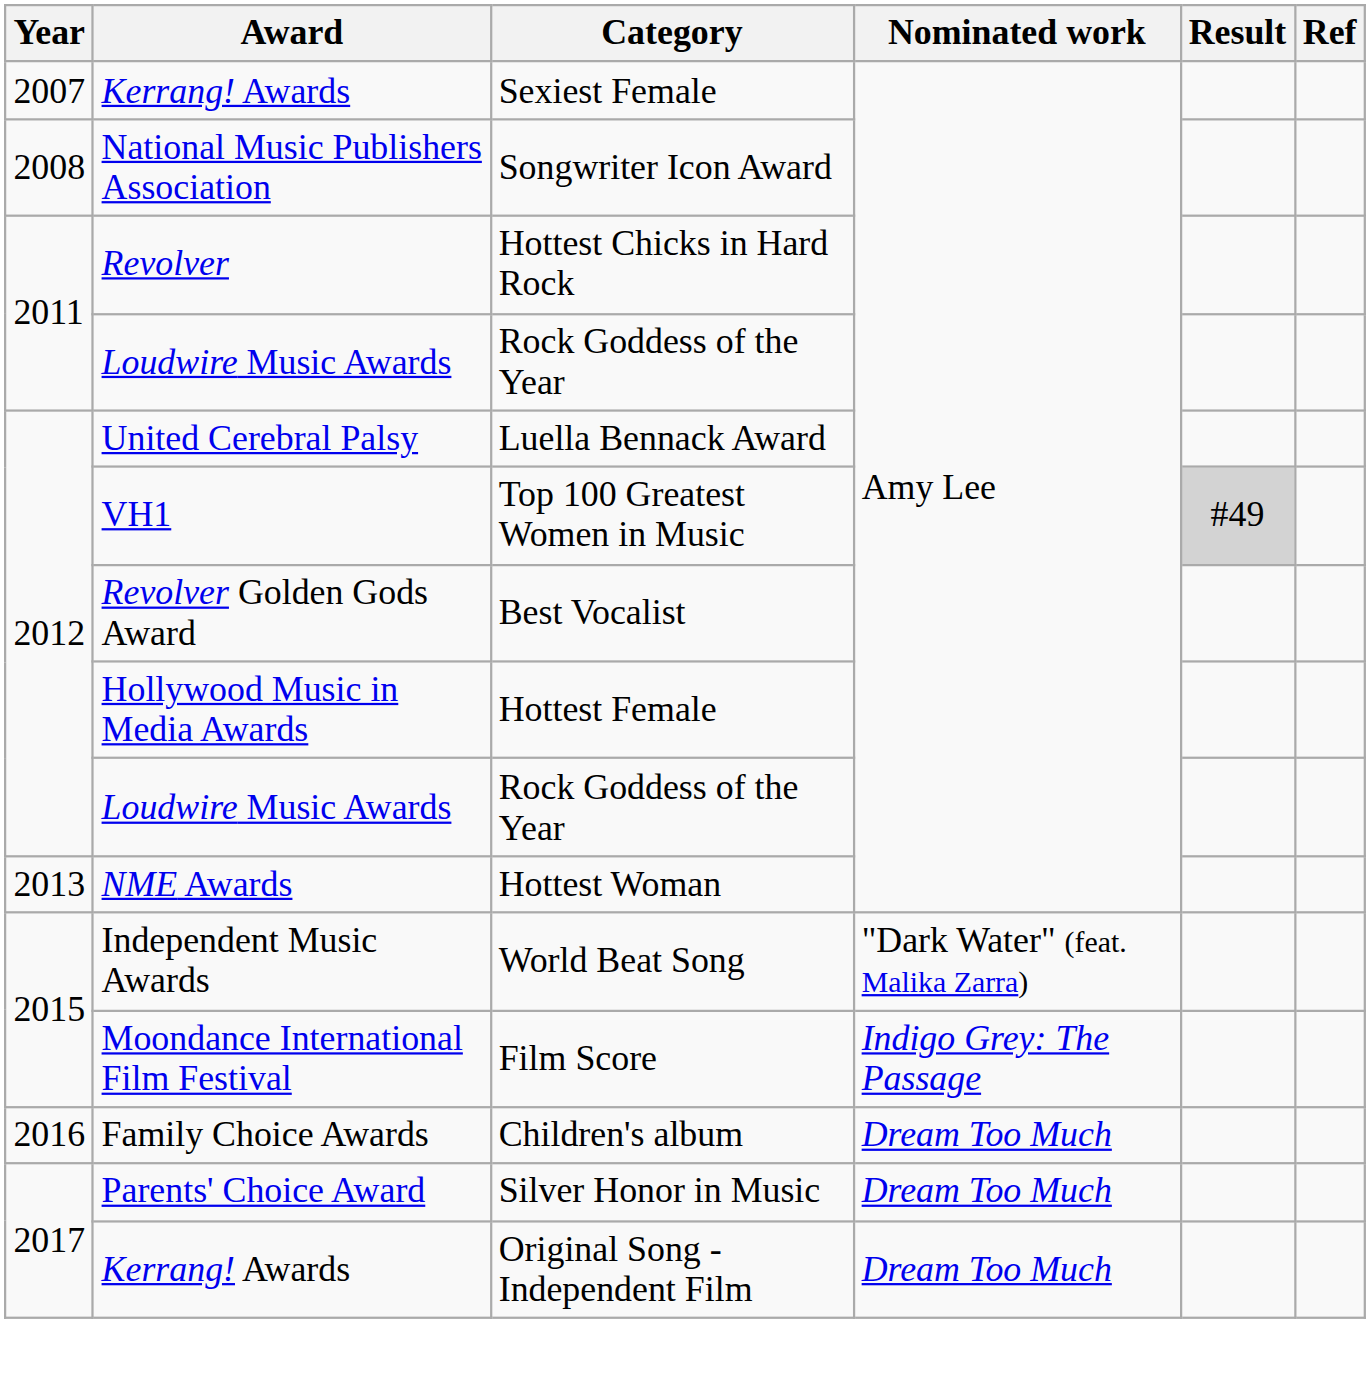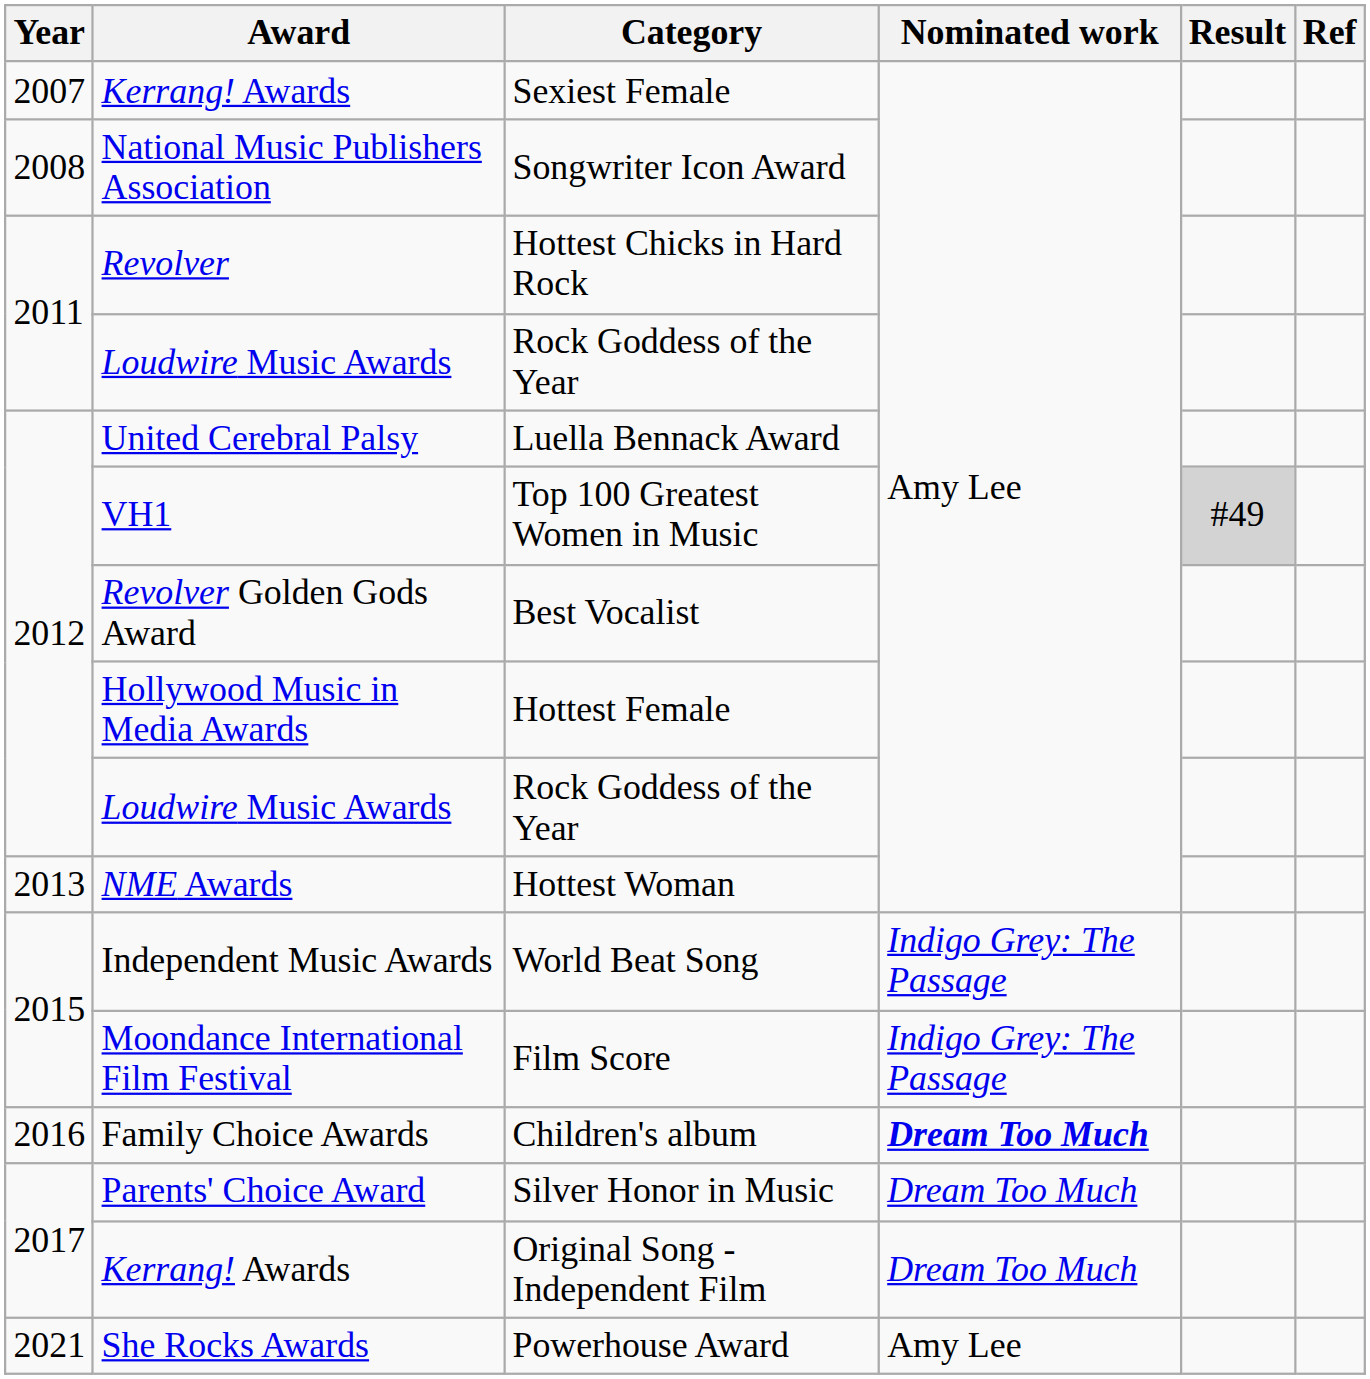(994, 960) "Dark Water" (feat. Malika Zarra) -> (1011, 960) Indigo Grey: The Passage
(987, 1134) normal -> (1018, 1134) bold
+ row: (49, 1345)
